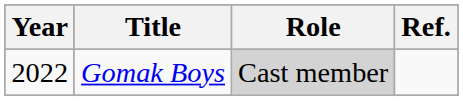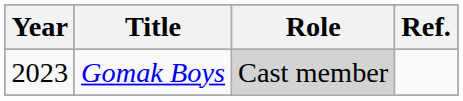(40, 71) 2022 -> (40, 71) 2023
